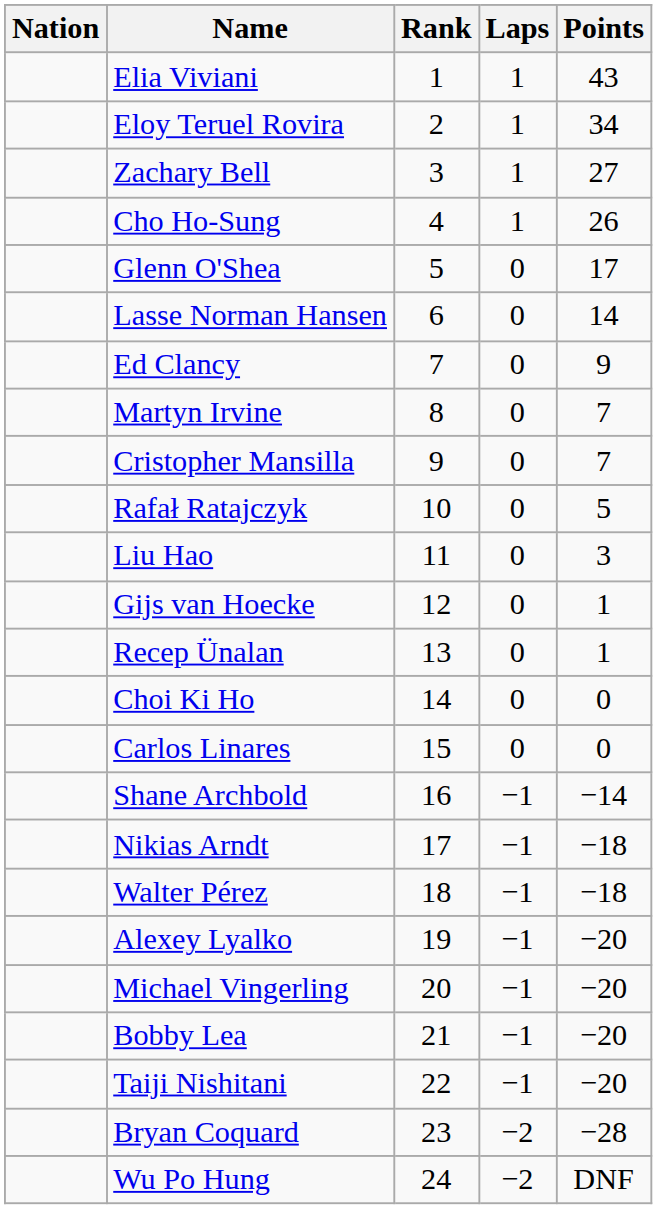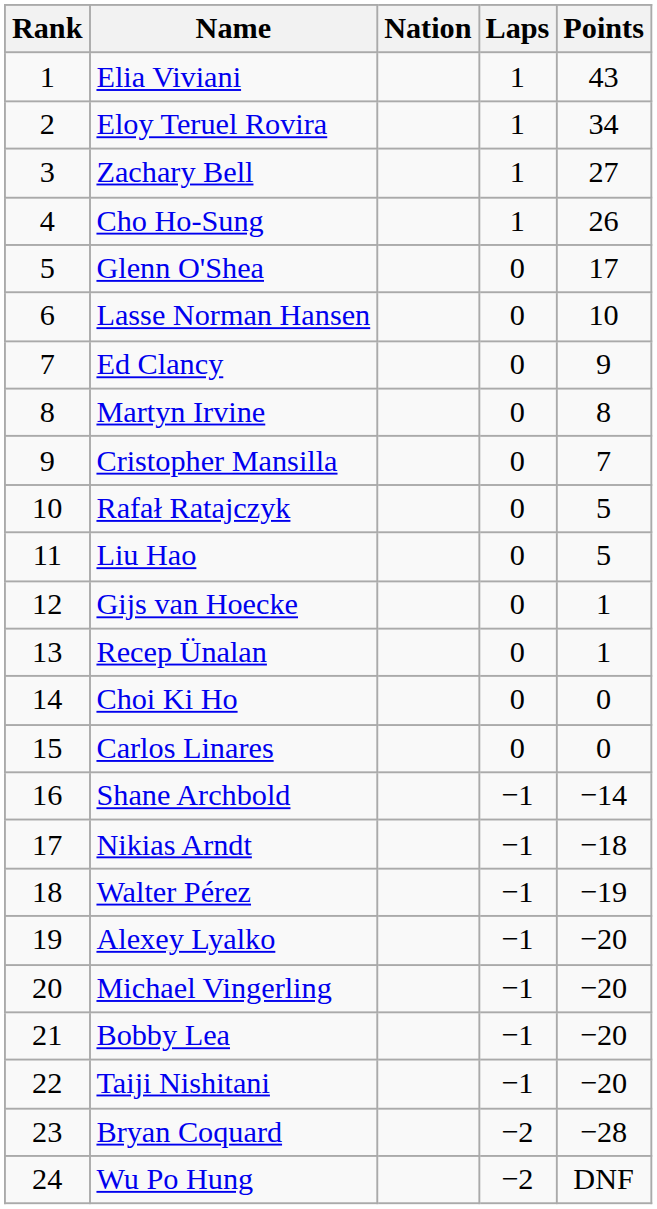columns swapped: (436, 28) <-> (56, 28)
(604, 316) 14 -> (604, 316) 10
(604, 412) 7 -> (604, 412) 8
(604, 556) 3 -> (604, 556) 5
(604, 891) −18 -> (604, 891) −19
